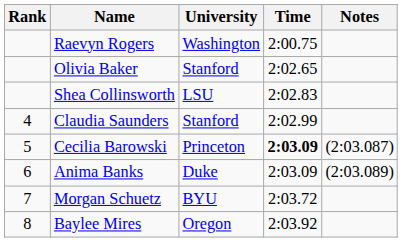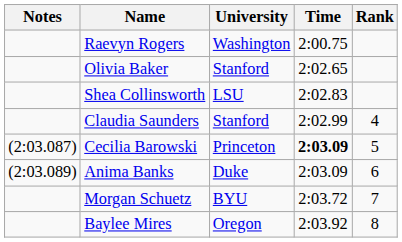columns swapped: (27, 17) <-> (360, 17)
